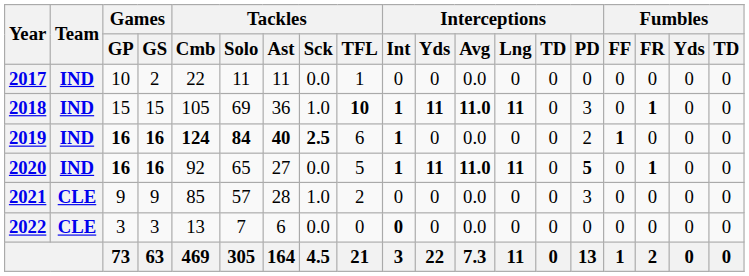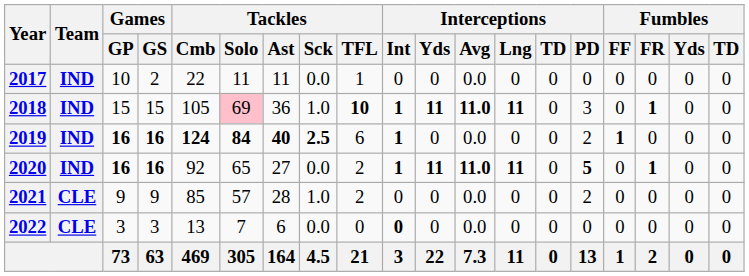(241, 108) no background -> (241, 108) pink background
(360, 167) 5 -> (360, 167) 2
(587, 197) 3 -> (587, 197) 2
